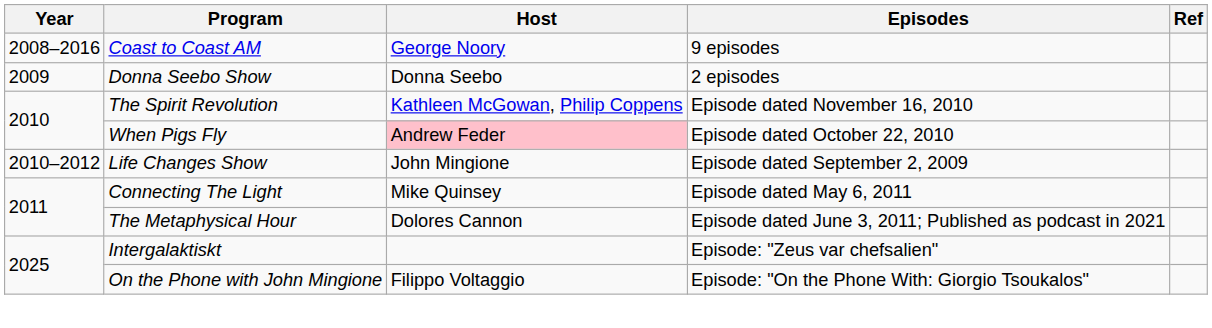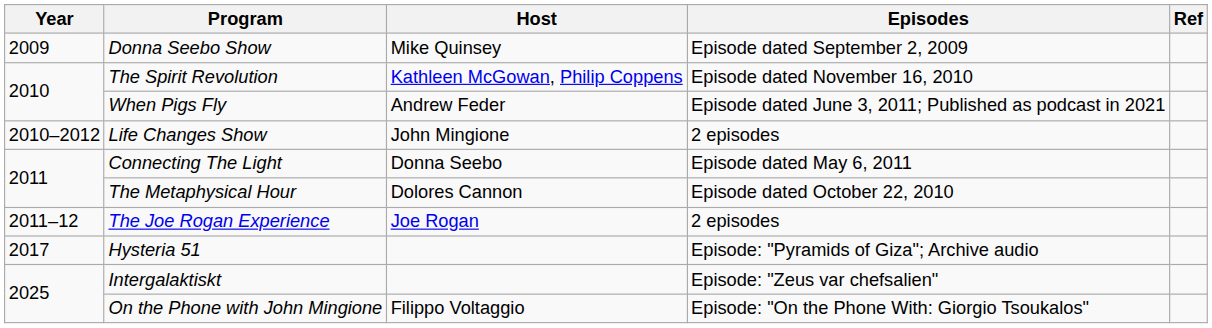- row: (185, 47)
(446, 76) Donna Seebo -> (446, 47) Mike Quinsey
(735, 76) 2 episodes -> (830, 47) Episode dated September 2, 2009
(448, 134) pink background -> (448, 105) no background
(822, 134) Episode dated October 22, 2010 -> (928, 105) Episode dated June 3, 2011; Published as podcast in 2021
(830, 163) Episode dated September 2, 2009 -> (735, 134) 2 episodes
(446, 192) Mike Quinsey -> (446, 163) Donna Seebo
(928, 221) Episode dated June 3, 2011; Published as podcast in 2021 -> (822, 192) Episode dated October 22, 2010
+ row: (219, 221)
+ row: (155, 250)
